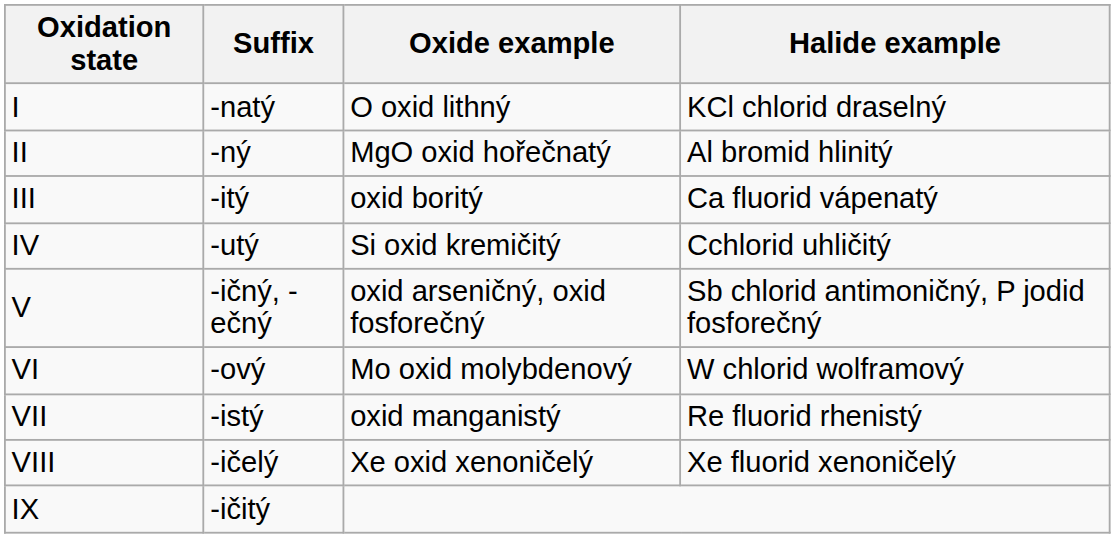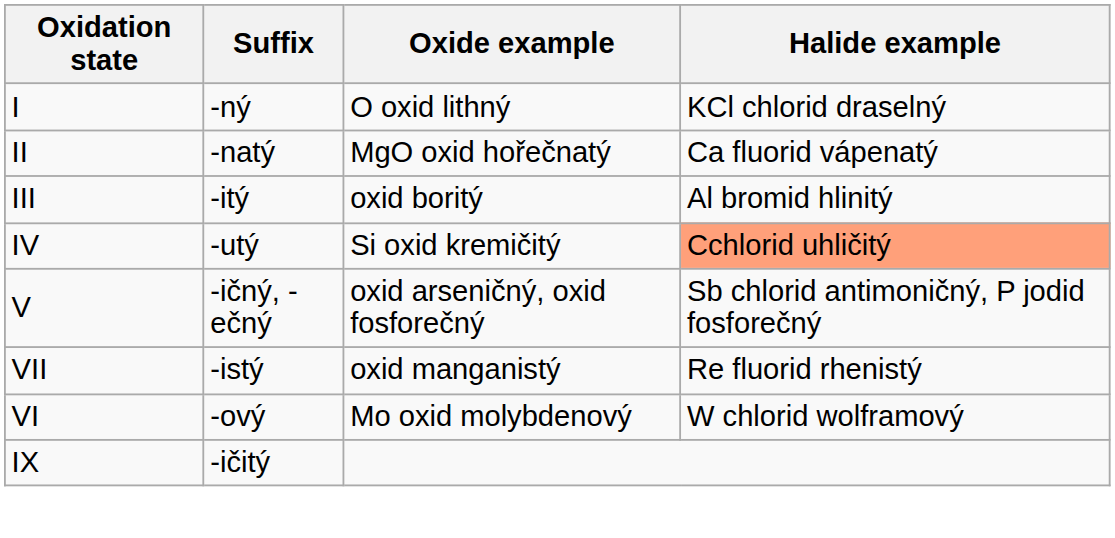(243, 106) -natý -> (231, 106) -ný
(231, 152) -ný -> (243, 152) -natý
(790, 152) Al bromid hlinitý -> (812, 152) Ca fluorid vápenatý
(812, 198) Ca fluorid vápenatý -> (790, 198) Al bromid hlinitý
(789, 245) no background -> (789, 245) lightsalmon background
rows swapped: (25, 370) <-> (29, 416)
- row: (33, 462)
